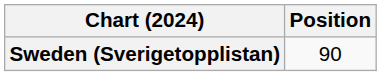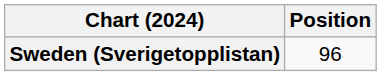(330, 53) 90 -> (330, 53) 96
